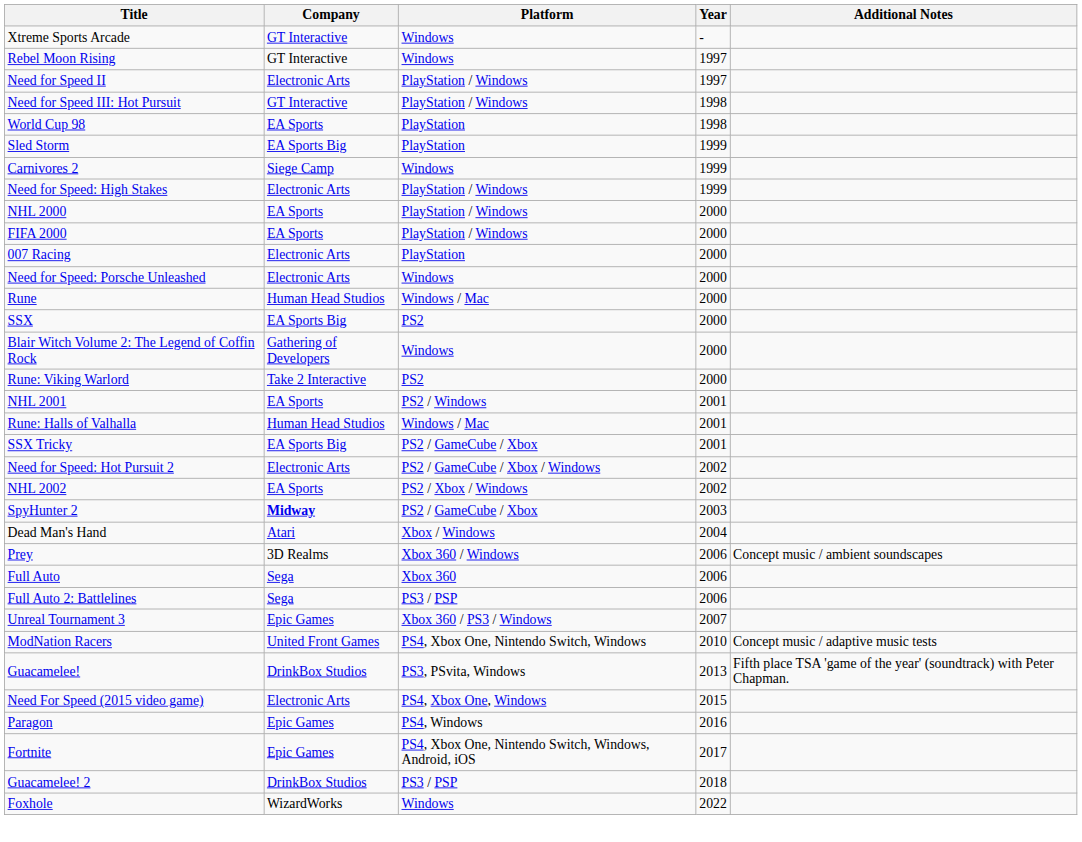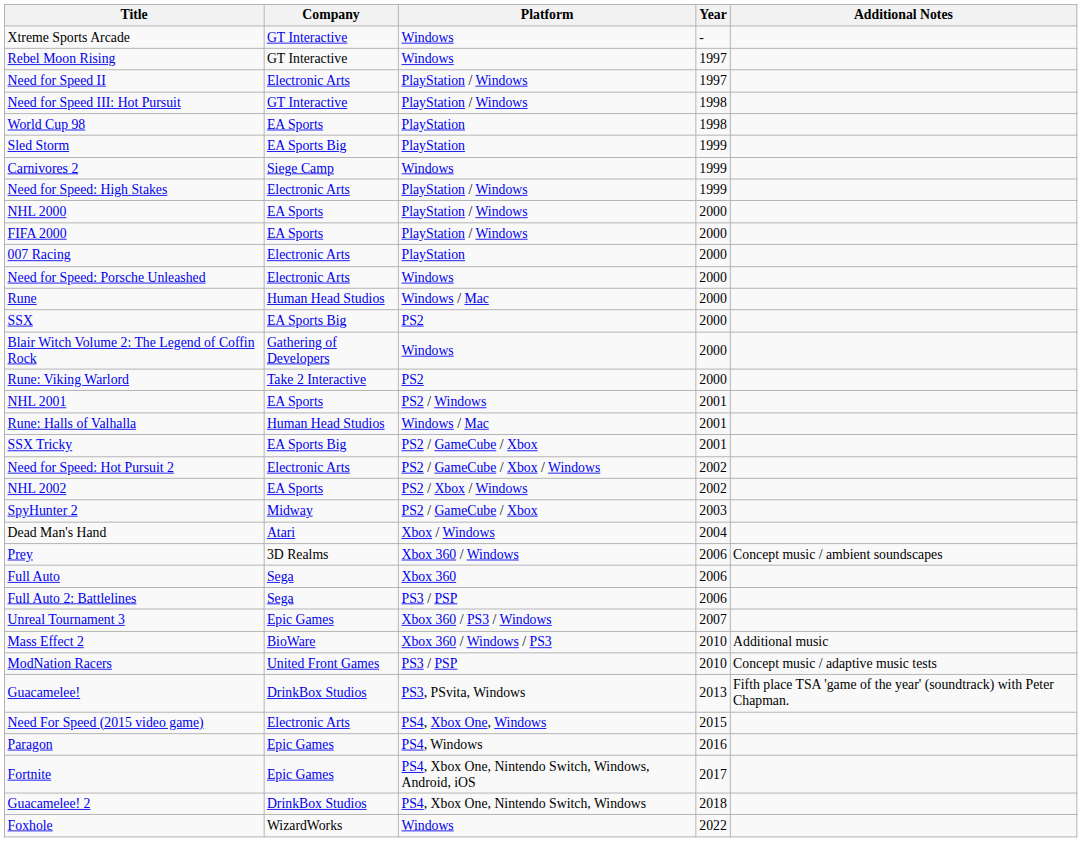(291, 510) bold -> (290, 510) normal
+ row: (46, 641)
(524, 641) PS4, Xbox One, Nintendo Switch, Windows -> (429, 663) PS3 / PSP
(429, 781) PS3 / PSP -> (524, 803) PS4, Xbox One, Nintendo Switch, Windows
